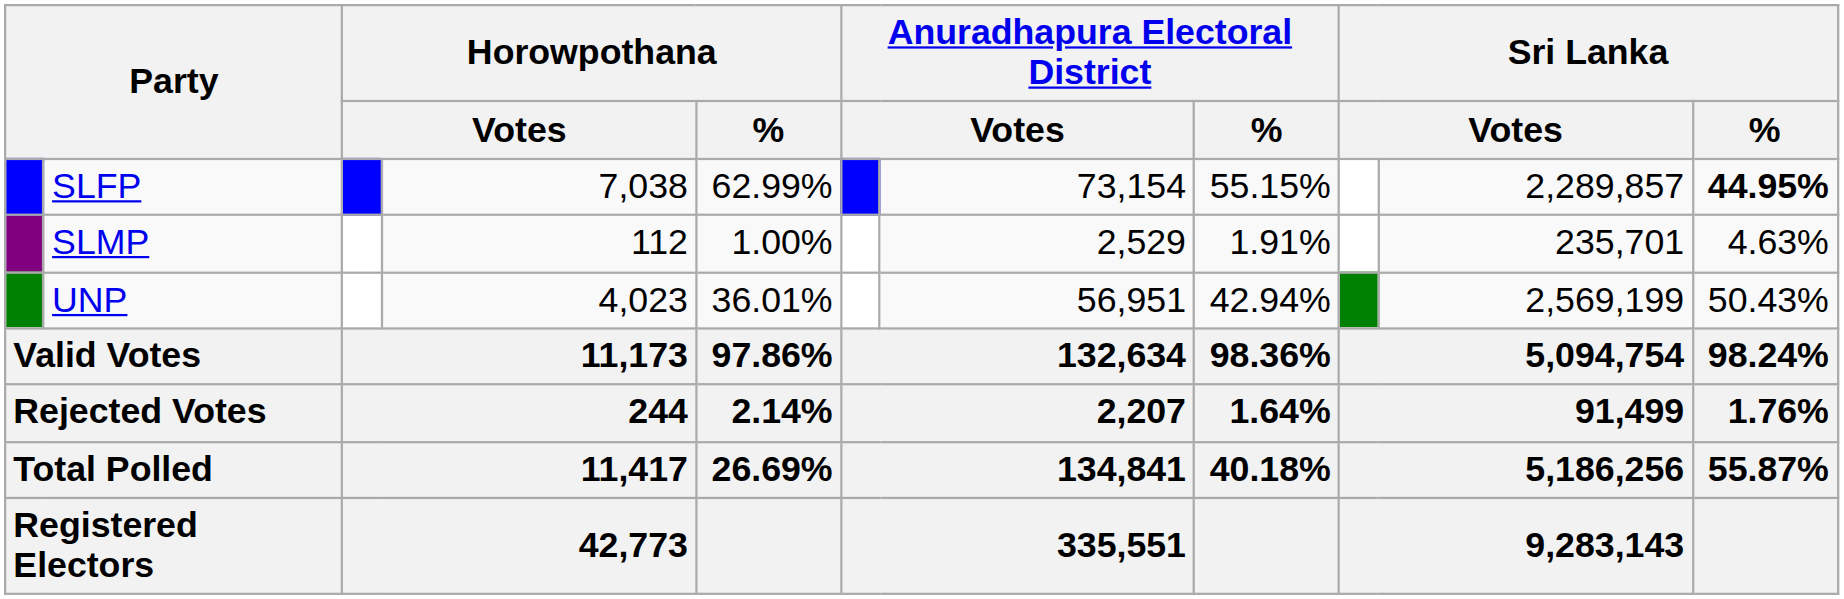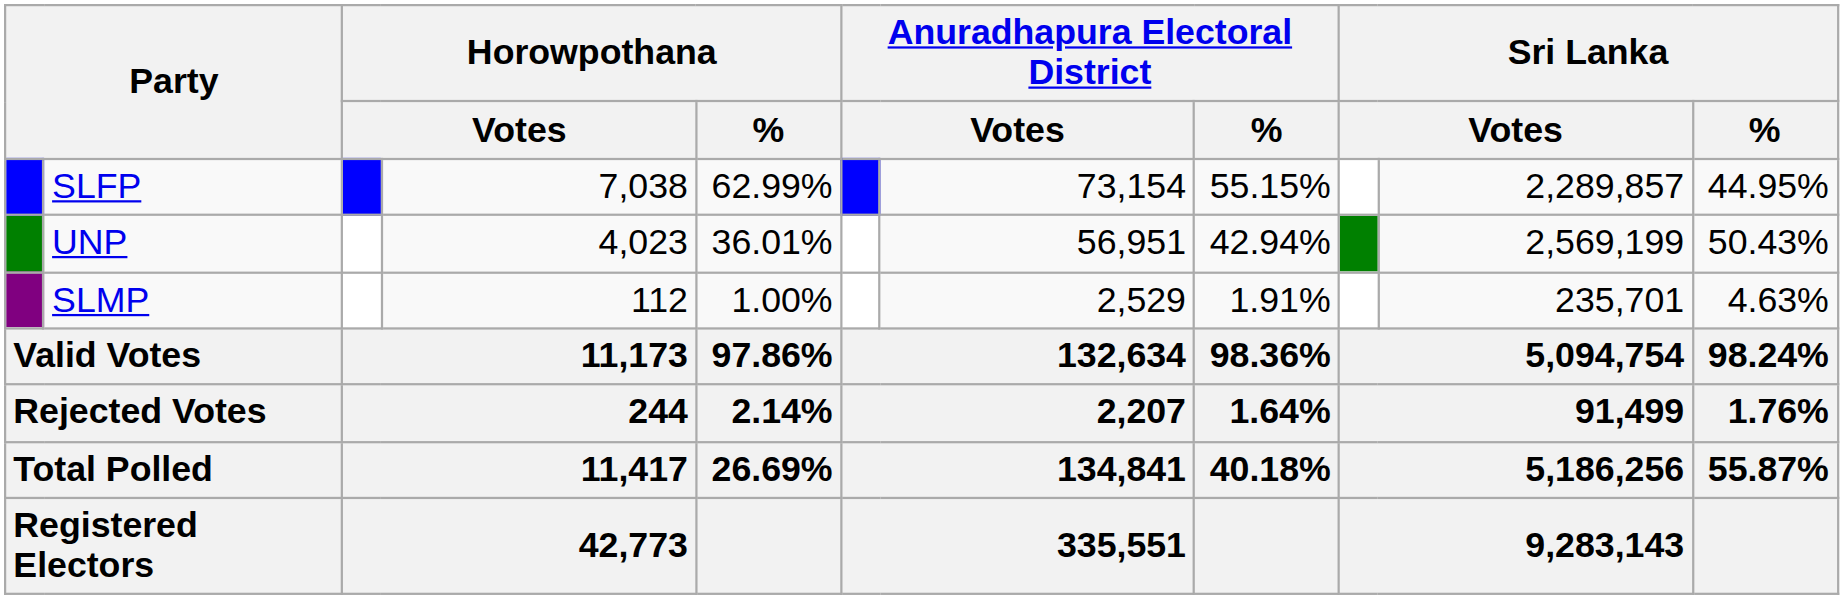(1768, 186) bold -> (1768, 186) normal
rows swapped: (90, 299) <-> (101, 242)
